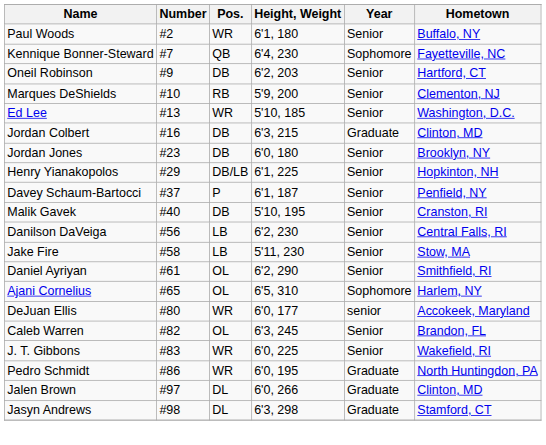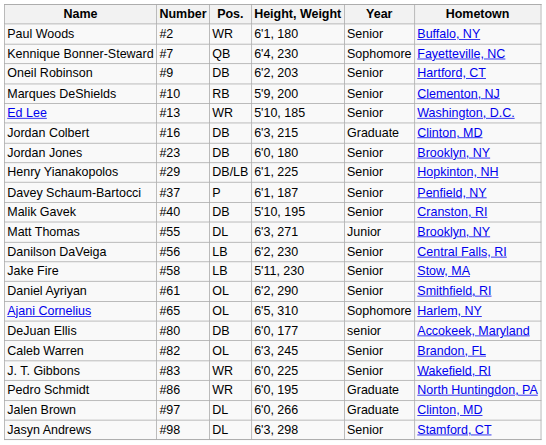+ row: (44, 232)
(223, 311) WR -> (221, 331) DB
(373, 410) Graduate -> (365, 430) Senior
